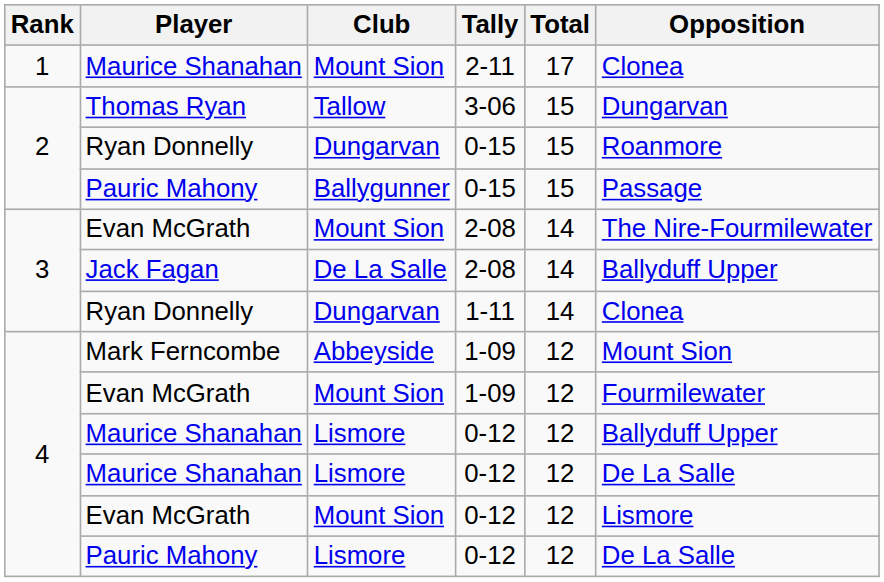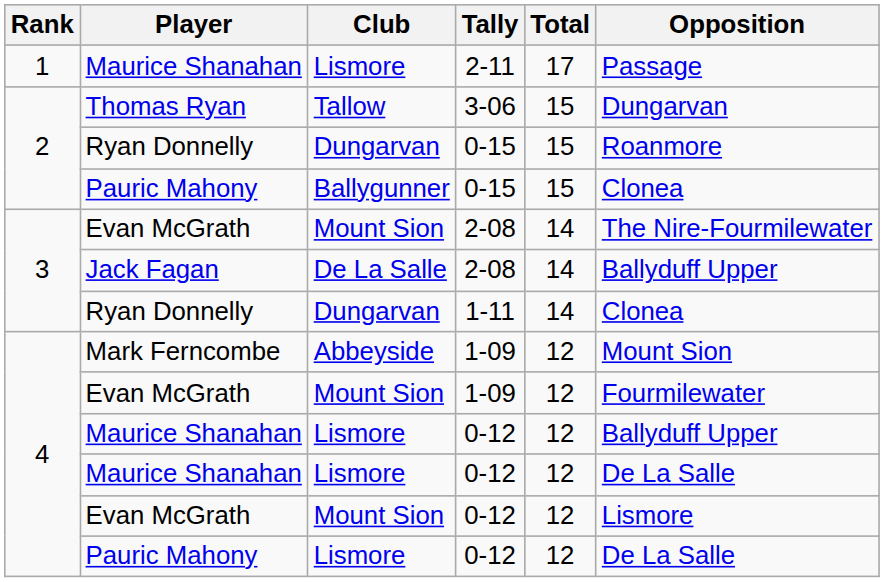(379, 65) Mount Sion -> (360, 65) Lismore
(643, 65) Clonea -> (652, 65) Passage
(652, 188) Passage -> (643, 188) Clonea
